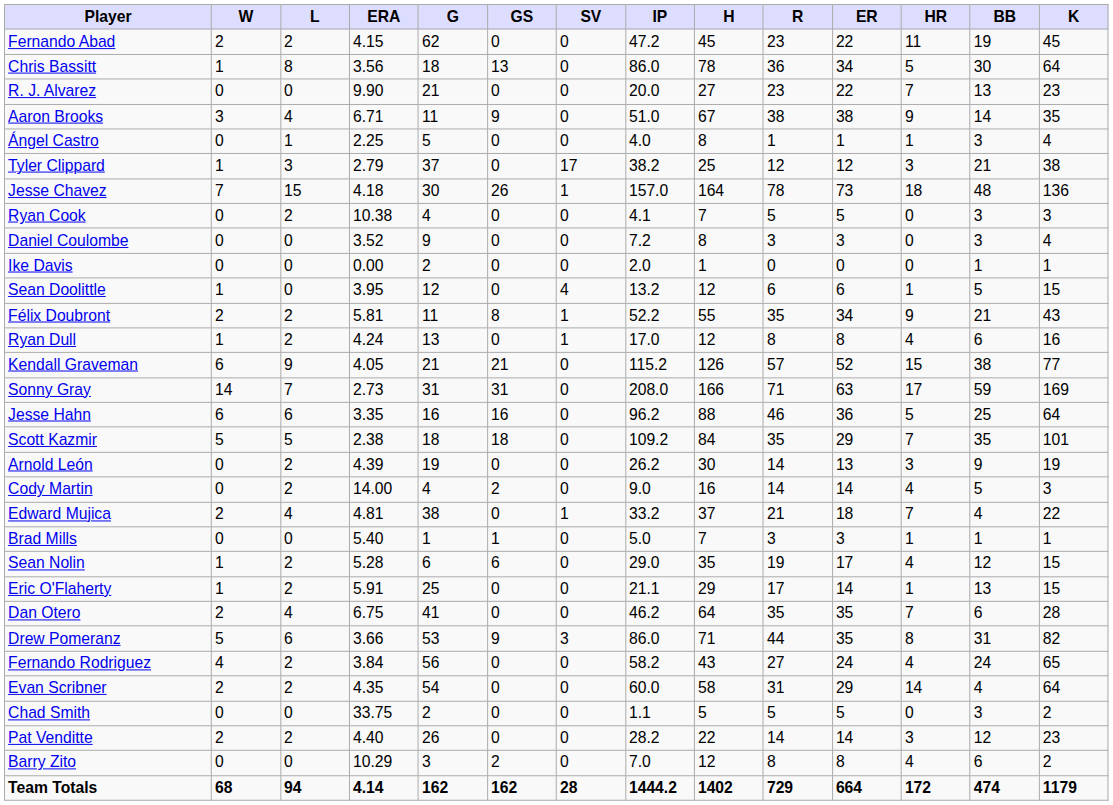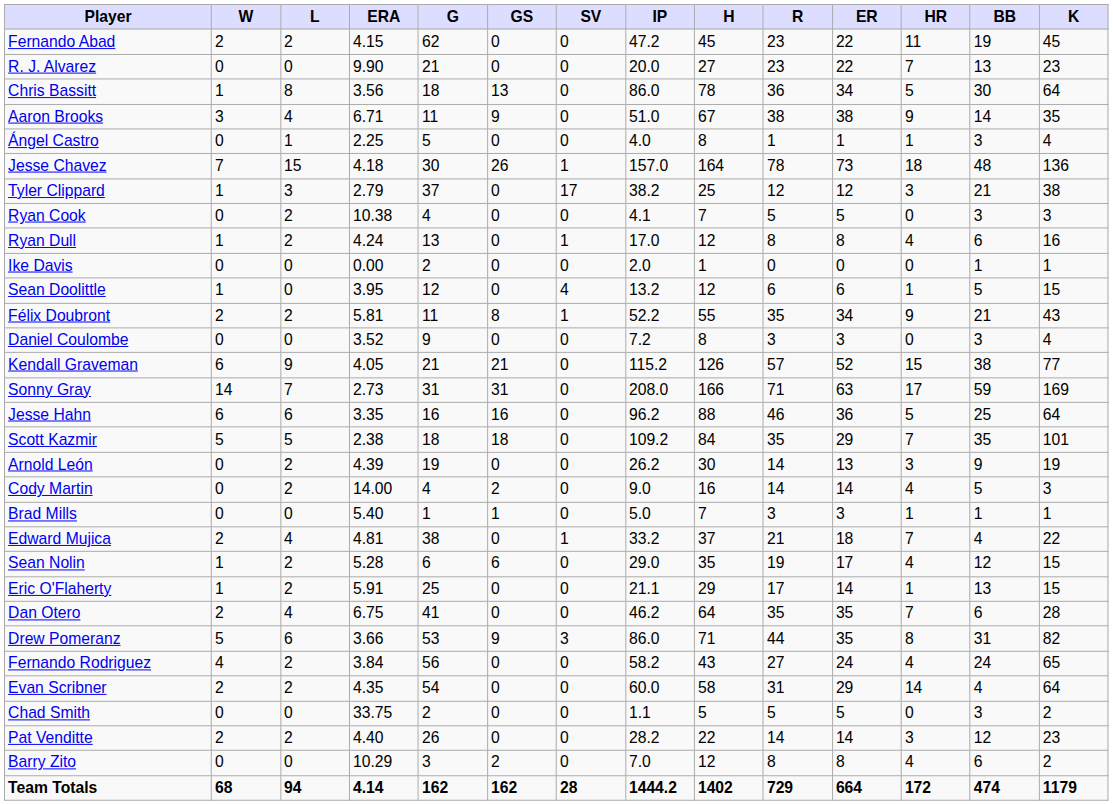rows swapped: (52, 91) <-> (52, 66)
rows swapped: (57, 191) <-> (56, 166)
rows swapped: (68, 240) <-> (42, 340)
rows swapped: (43, 539) <-> (60, 514)
